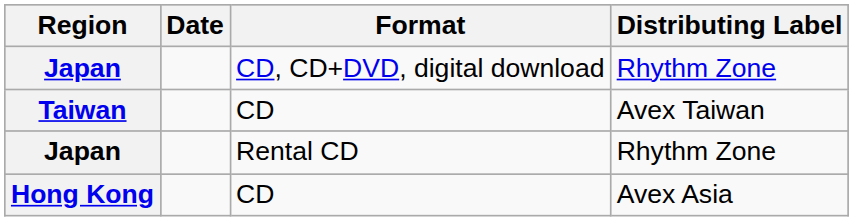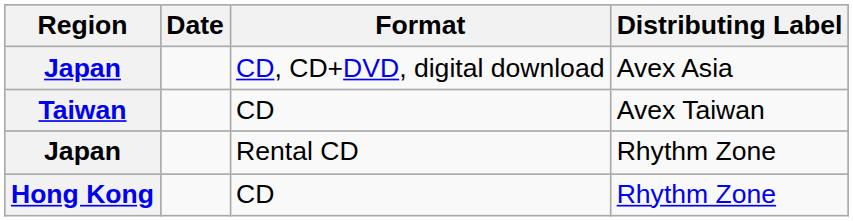(696, 67) Rhythm Zone -> (675, 67) Avex Asia
(675, 194) Avex Asia -> (696, 194) Rhythm Zone
